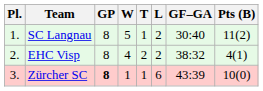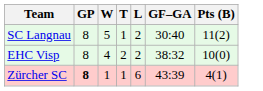- column: (15, 14)
(237, 55) 4(1) -> (216, 55) 10(0)
(237, 75) 10(0) -> (216, 75) 4(1)
